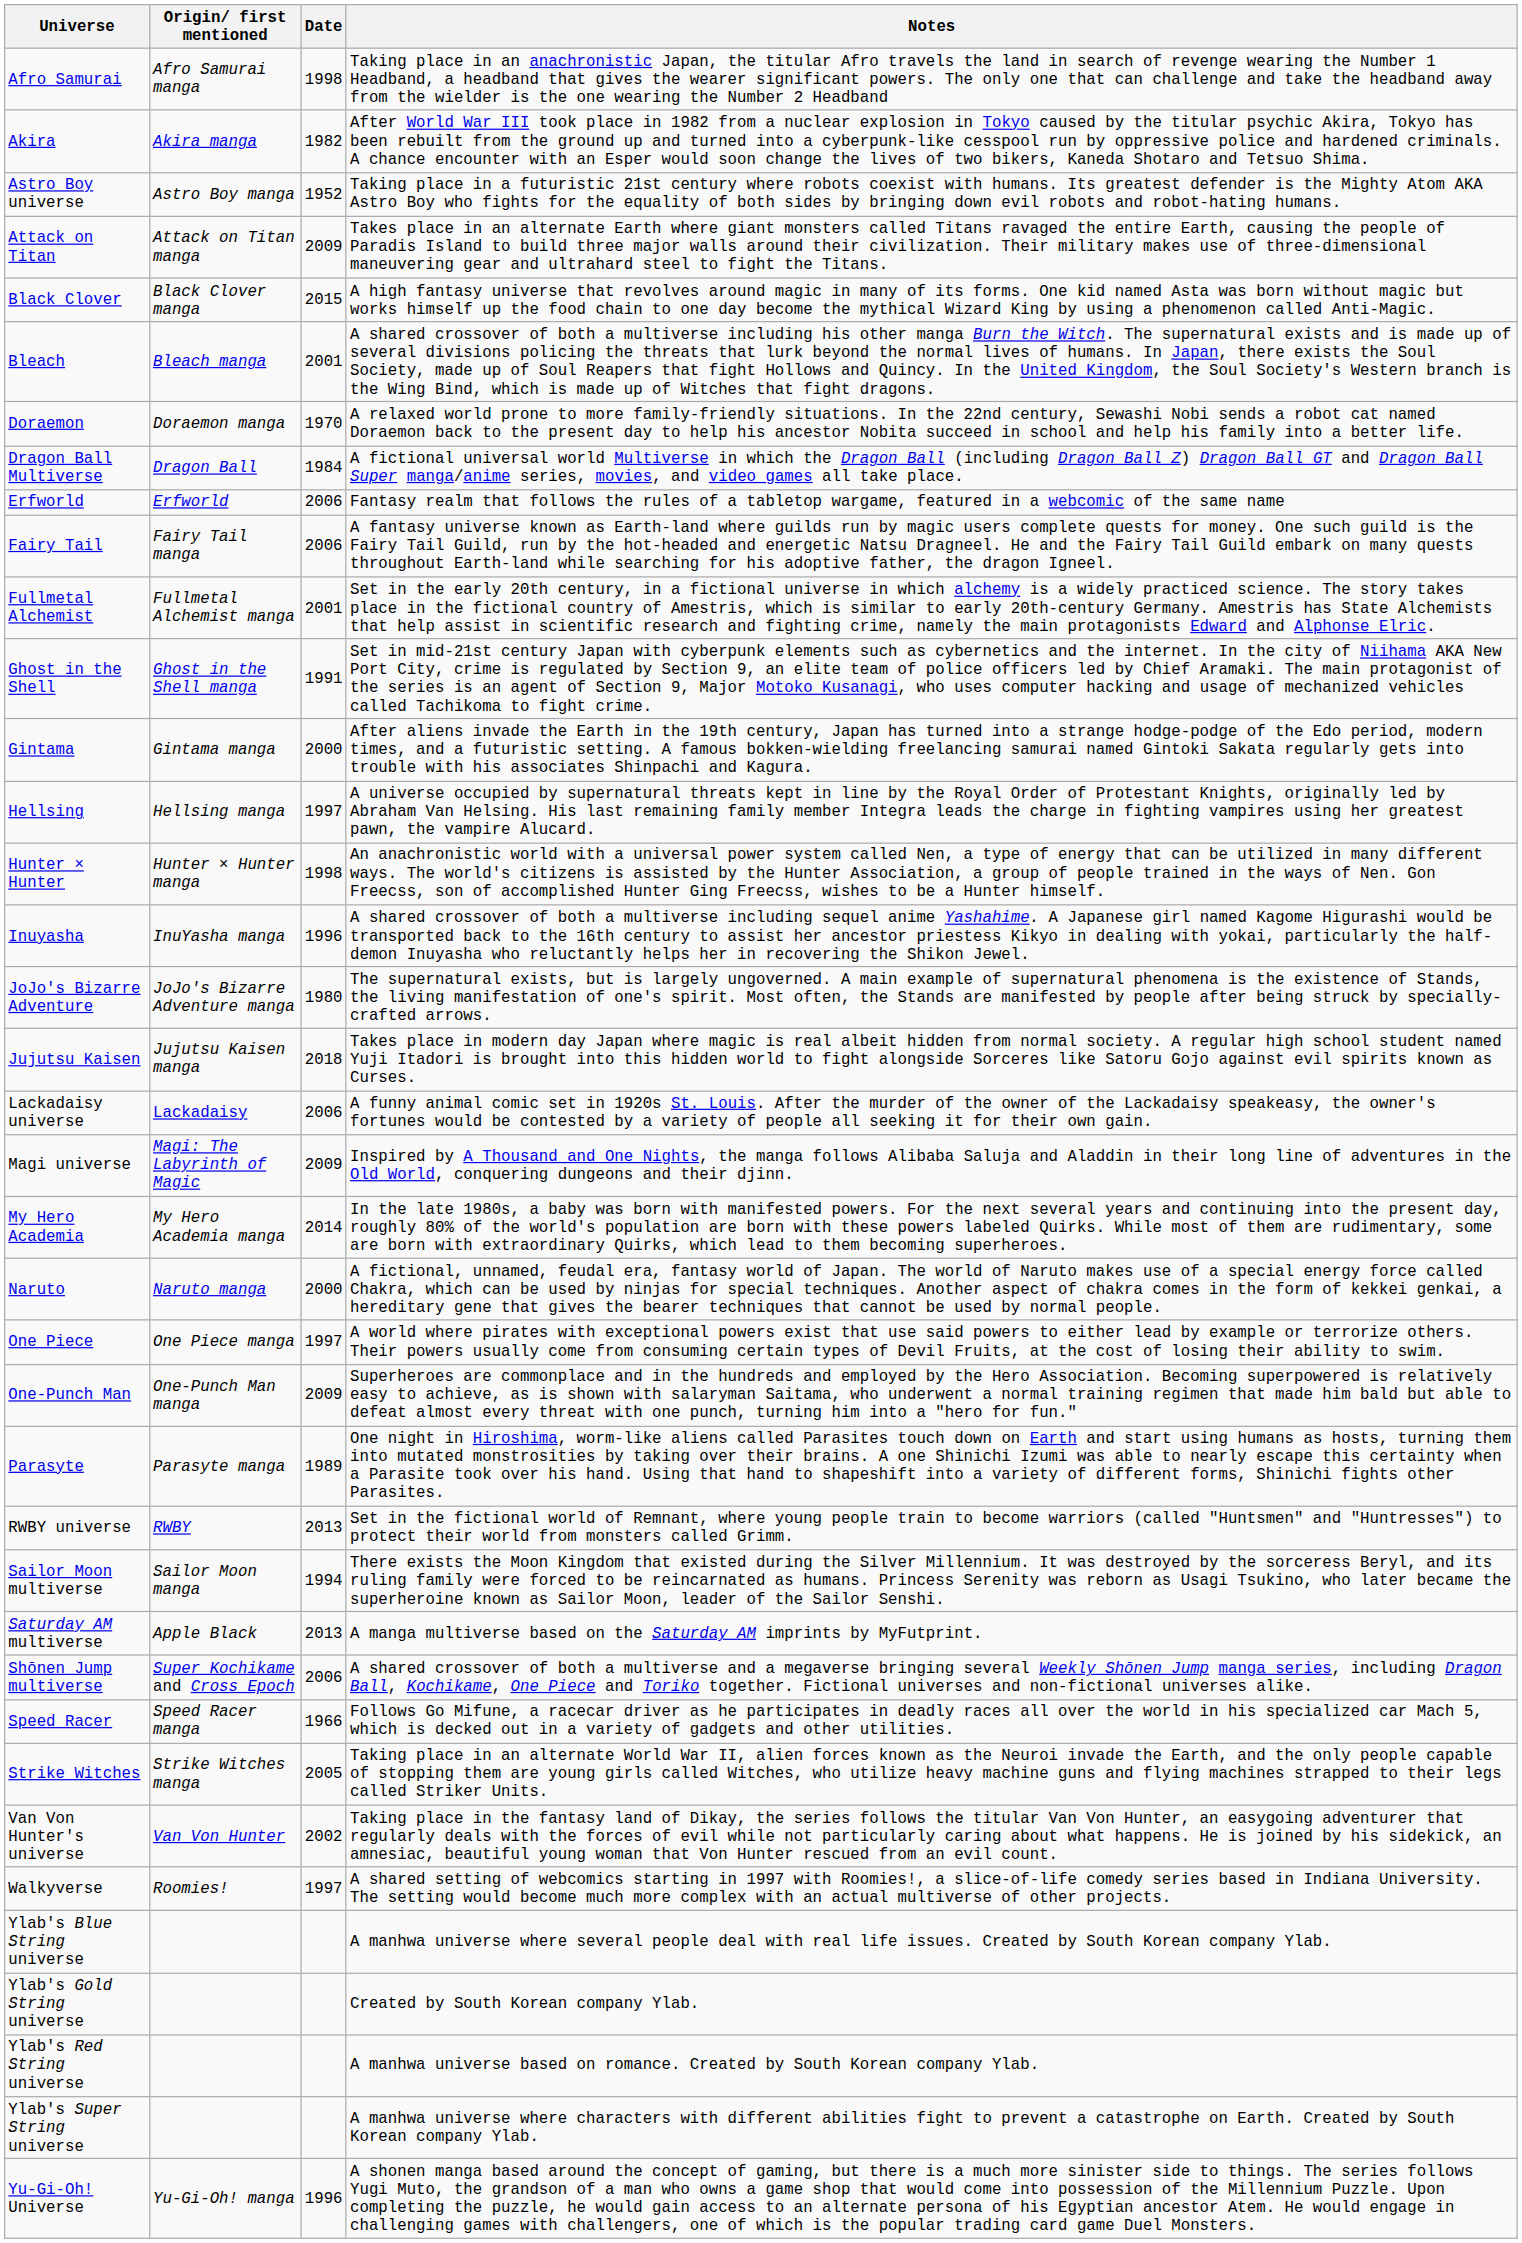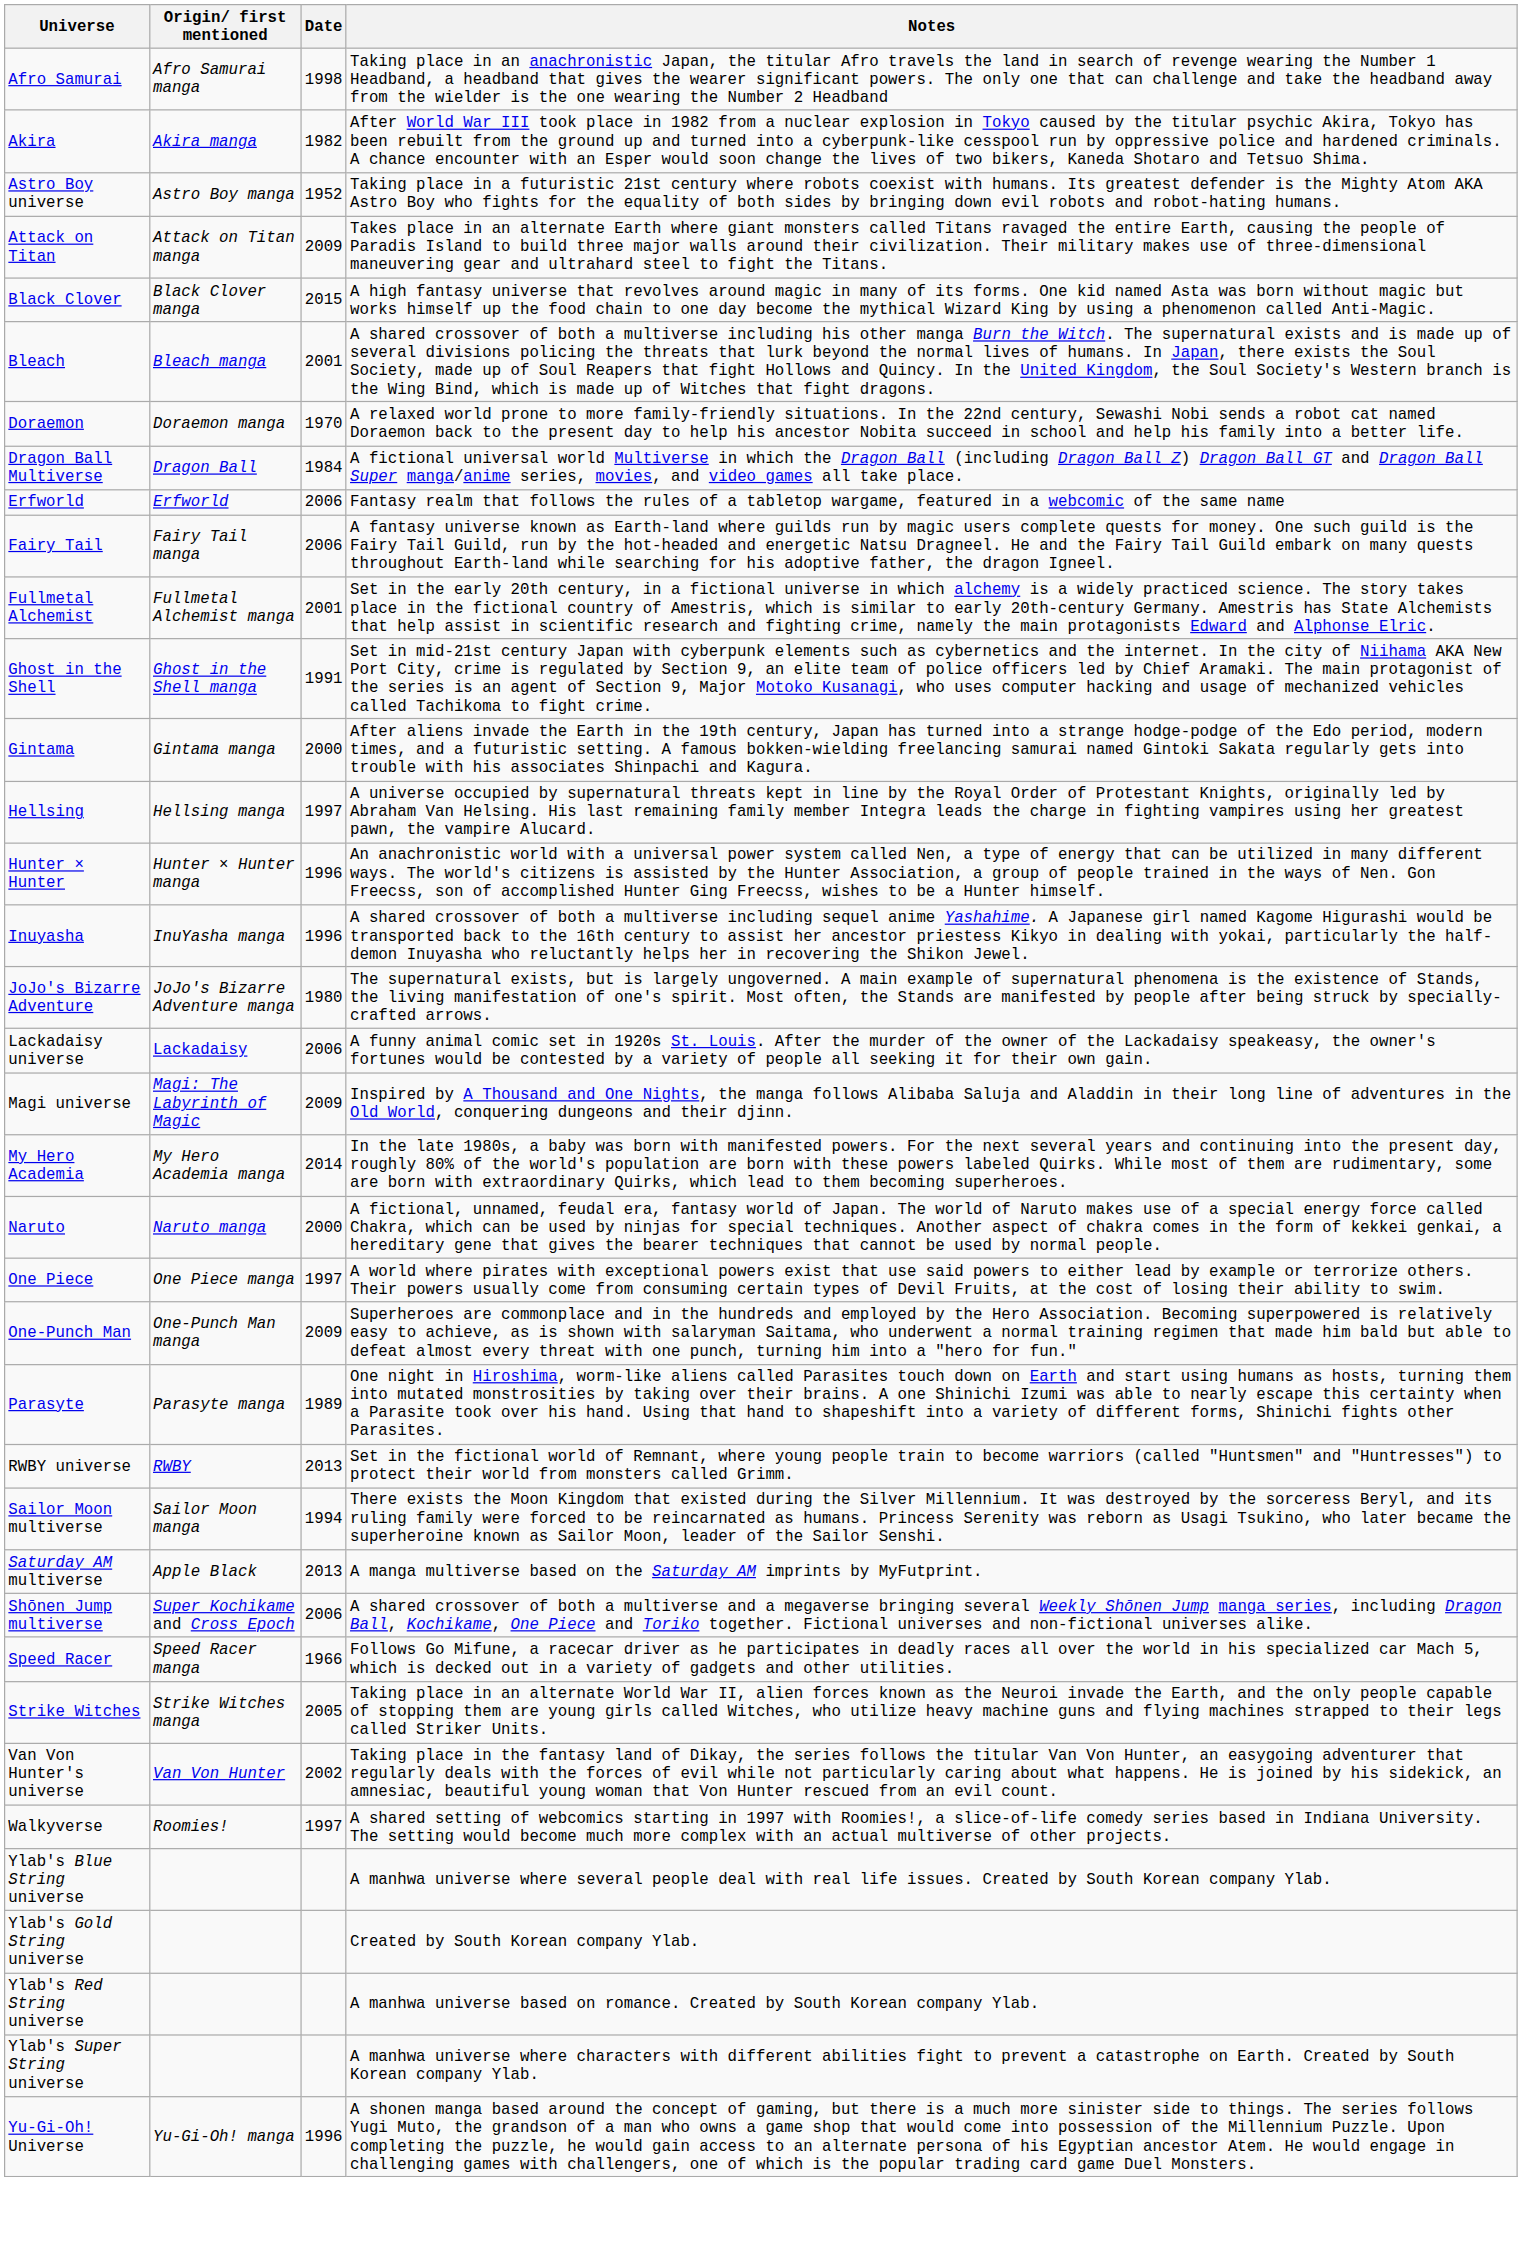(324, 874) 1998 -> (324, 874) 1996
- row: (74, 1060)
